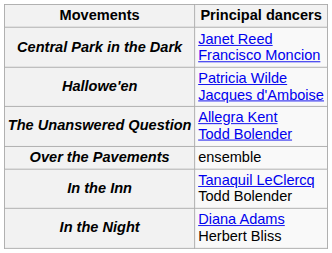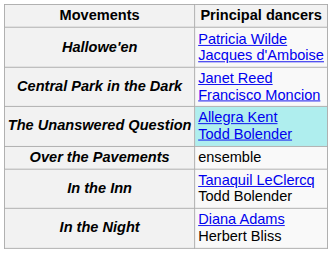rows swapped: (100, 47) <-> (100, 86)
(245, 126) no background -> (245, 126) paleturquoise background
